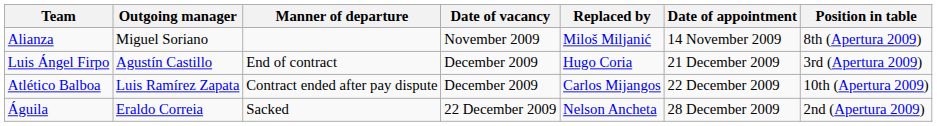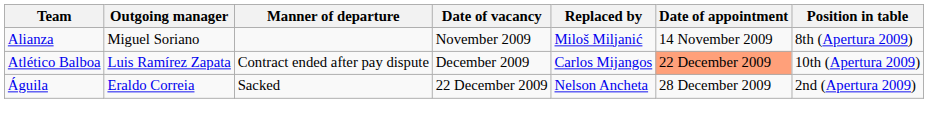- row: (59, 62)
(724, 86) no background -> (715, 62) lightsalmon background
